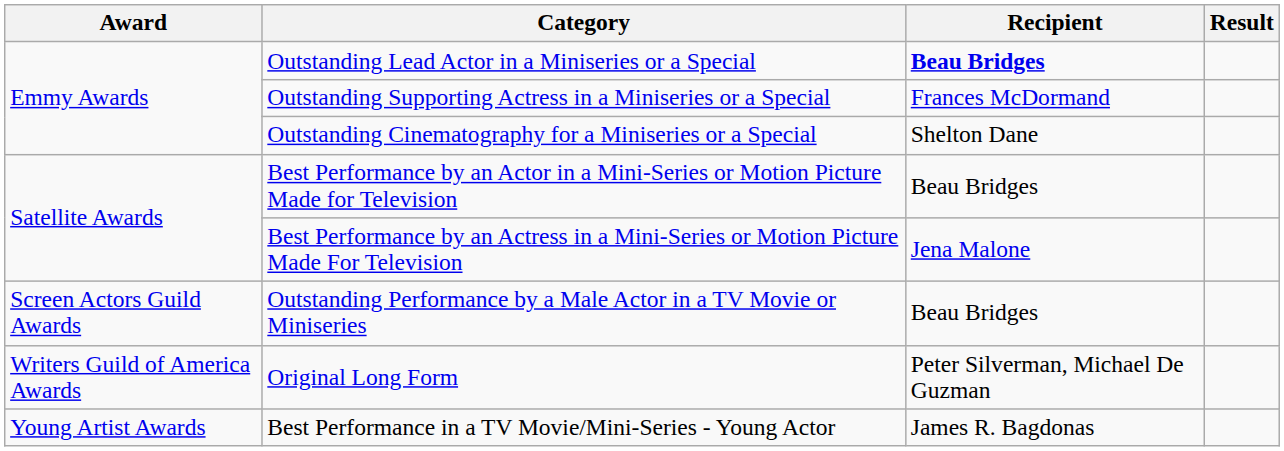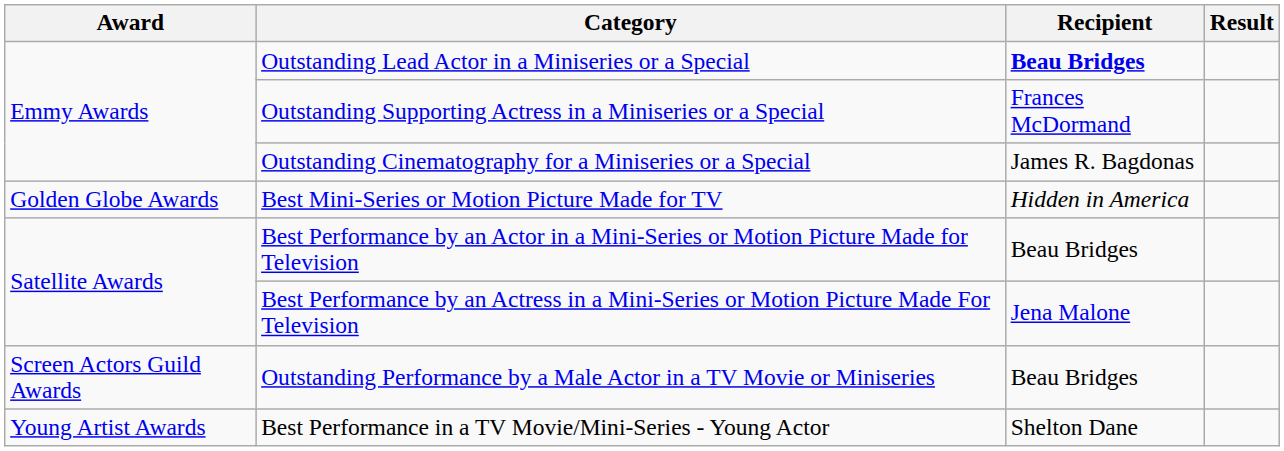(974, 135) Shelton Dane -> (1102, 161) James R. Bagdonas
+ row: (492, 198)
- row: (363, 376)
(1003, 427) James R. Bagdonas -> (1074, 427) Shelton Dane
